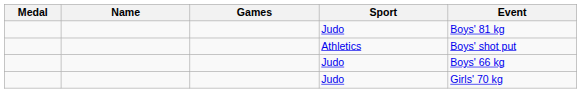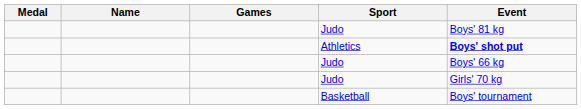(483, 46) normal -> (486, 46) bold
+ row: (33, 96)
